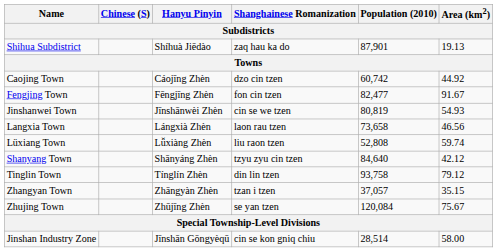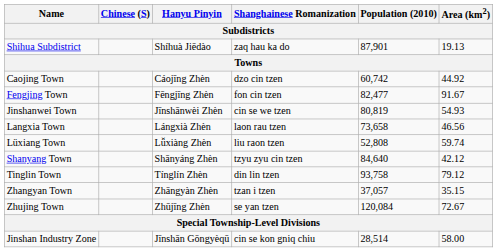(453, 207) 75.67 -> (453, 207) 72.67
